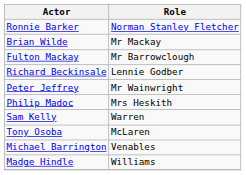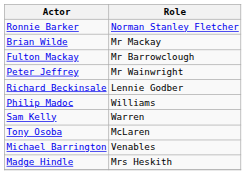rows swapped: (57, 72) <-> (43, 87)
(142, 102) Mrs Heskith -> (133, 102) Williams
(133, 162) Williams -> (142, 162) Mrs Heskith
